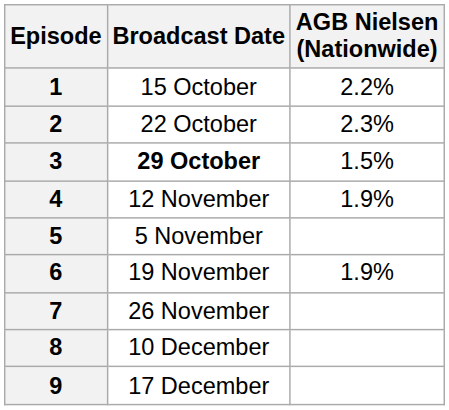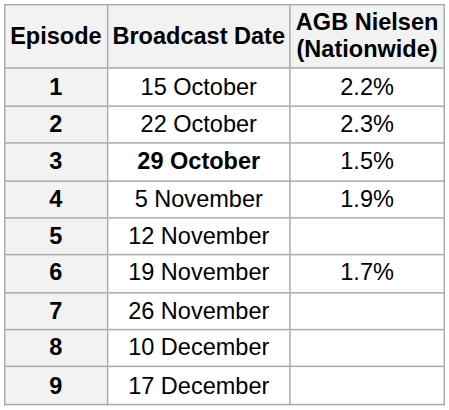(199, 198) 12 November -> (199, 198) 5 November
(199, 236) 5 November -> (199, 236) 12 November
(367, 273) 1.9% -> (367, 273) 1.7%
